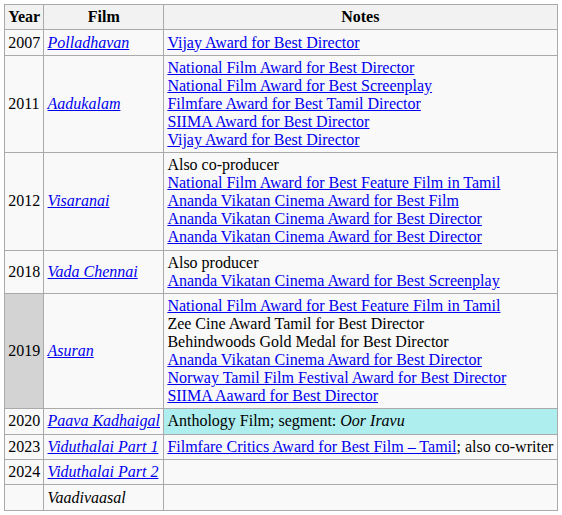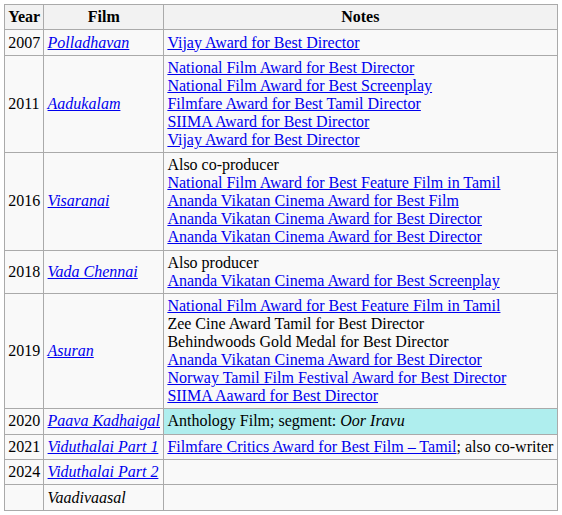(24, 201) 2012 -> (24, 201) 2016
(24, 351) lightgrey background -> (24, 351) no background
(24, 446) 2023 -> (24, 446) 2021
